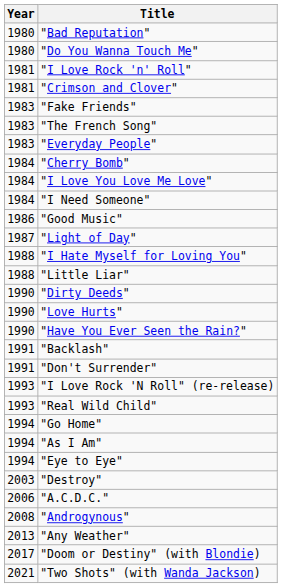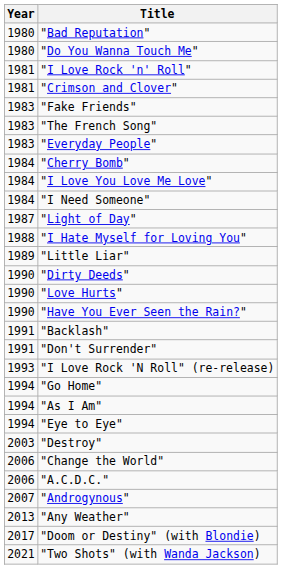- row: (81, 219)
(21, 275) 1988 -> (21, 256) 1989
- row: (99, 405)
+ row: (102, 461)
(21, 517) 2008 -> (21, 499) 2007
